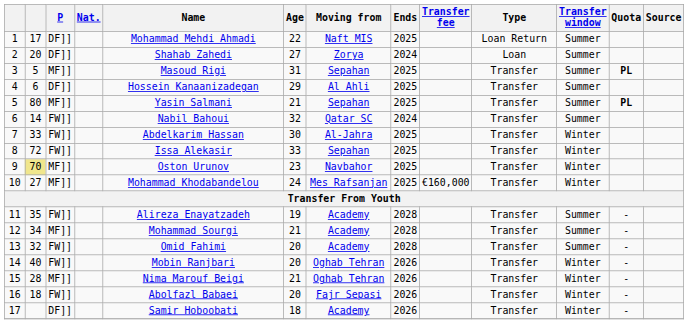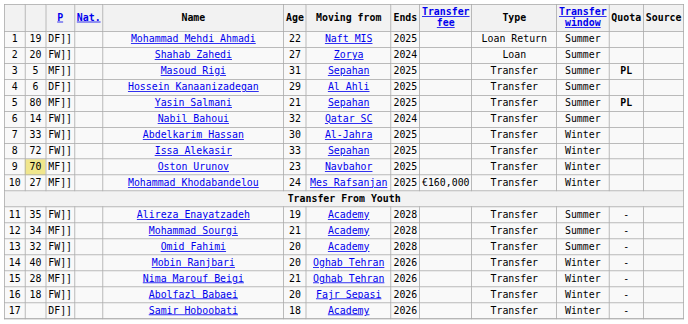(36, 40) 17 -> (36, 40) 19
(60, 56) DF]] -> (60, 56) FW]]
